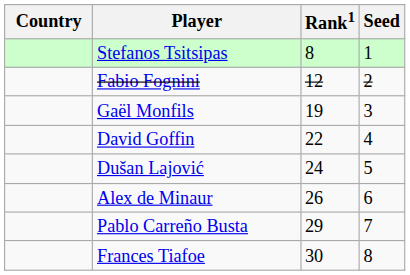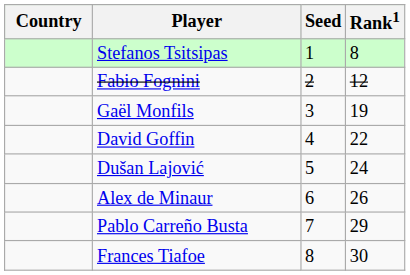columns swapped: (330, 21) <-> (382, 21)
